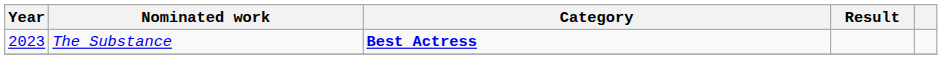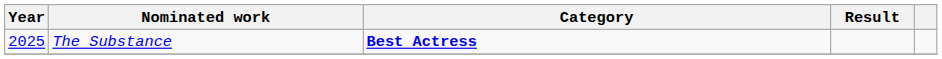(27, 42) 2023 -> (27, 42) 2025
